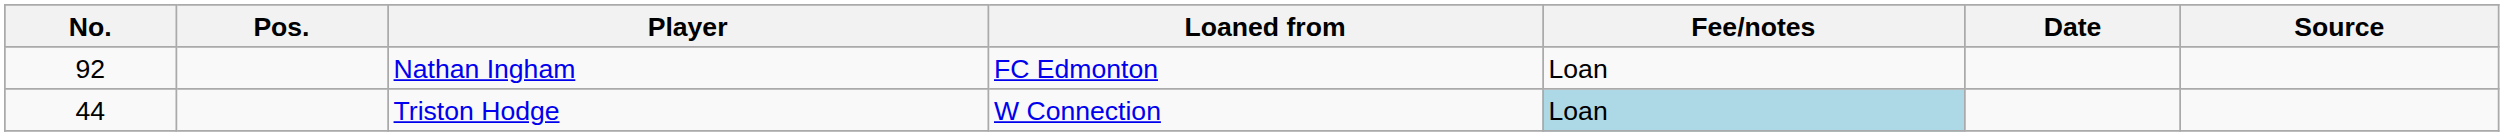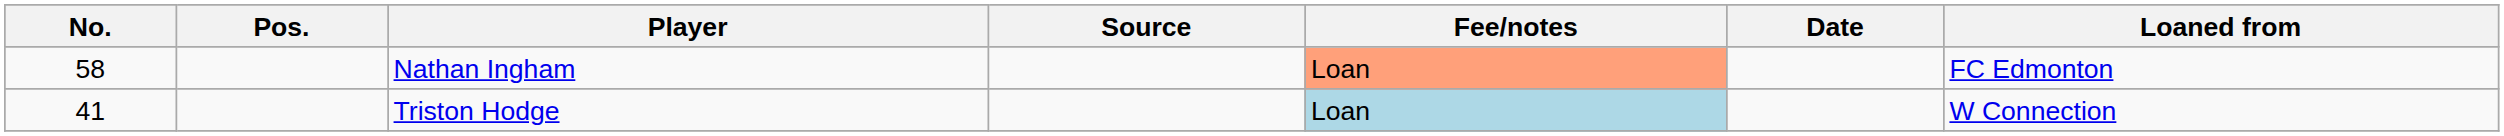columns swapped: (1265, 26) <-> (2339, 26)
(90, 68) 92 -> (90, 68) 58
(1578, 68) no background -> (1341, 68) lightsalmon background
(90, 110) 44 -> (90, 110) 41
